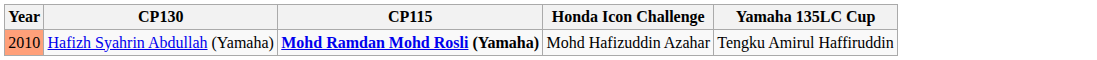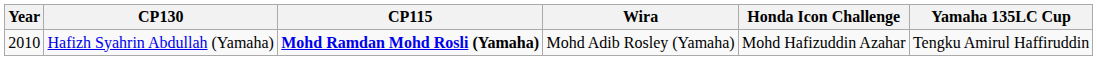+ column: (641, 17)
(24, 42) lightsalmon background -> (24, 42) no background
